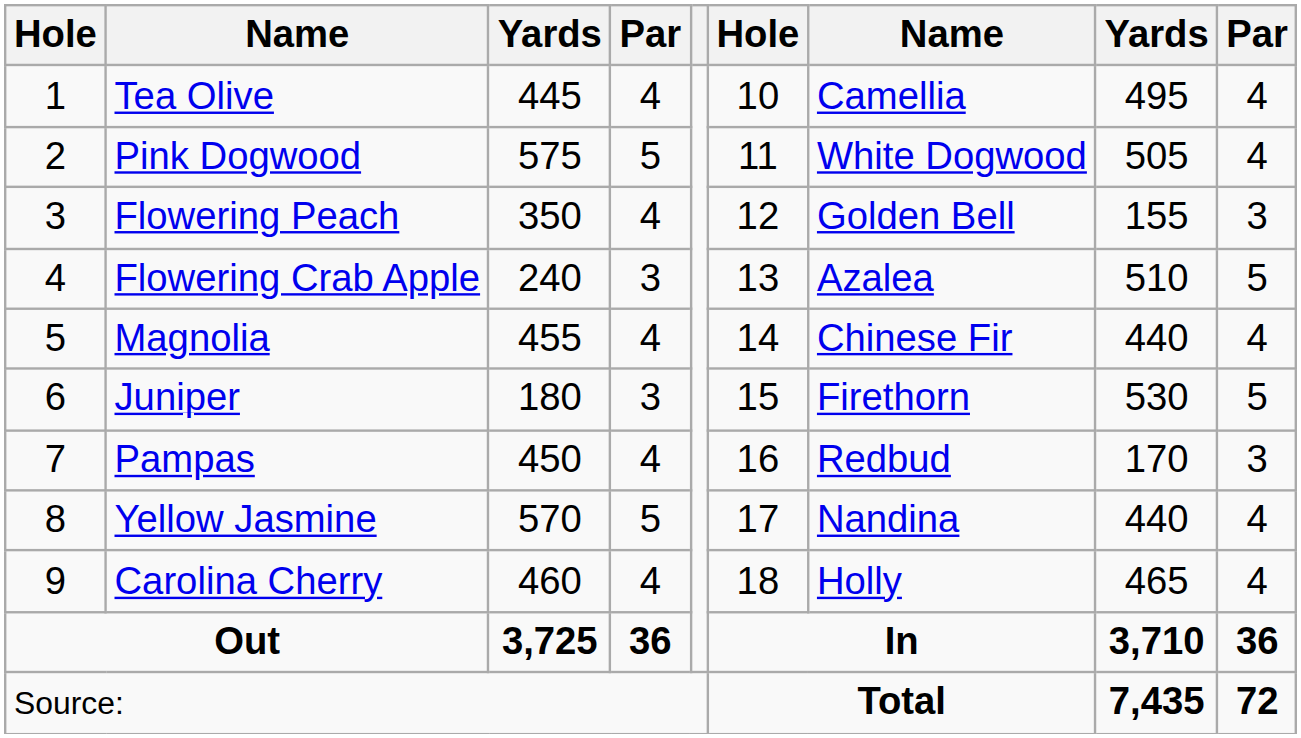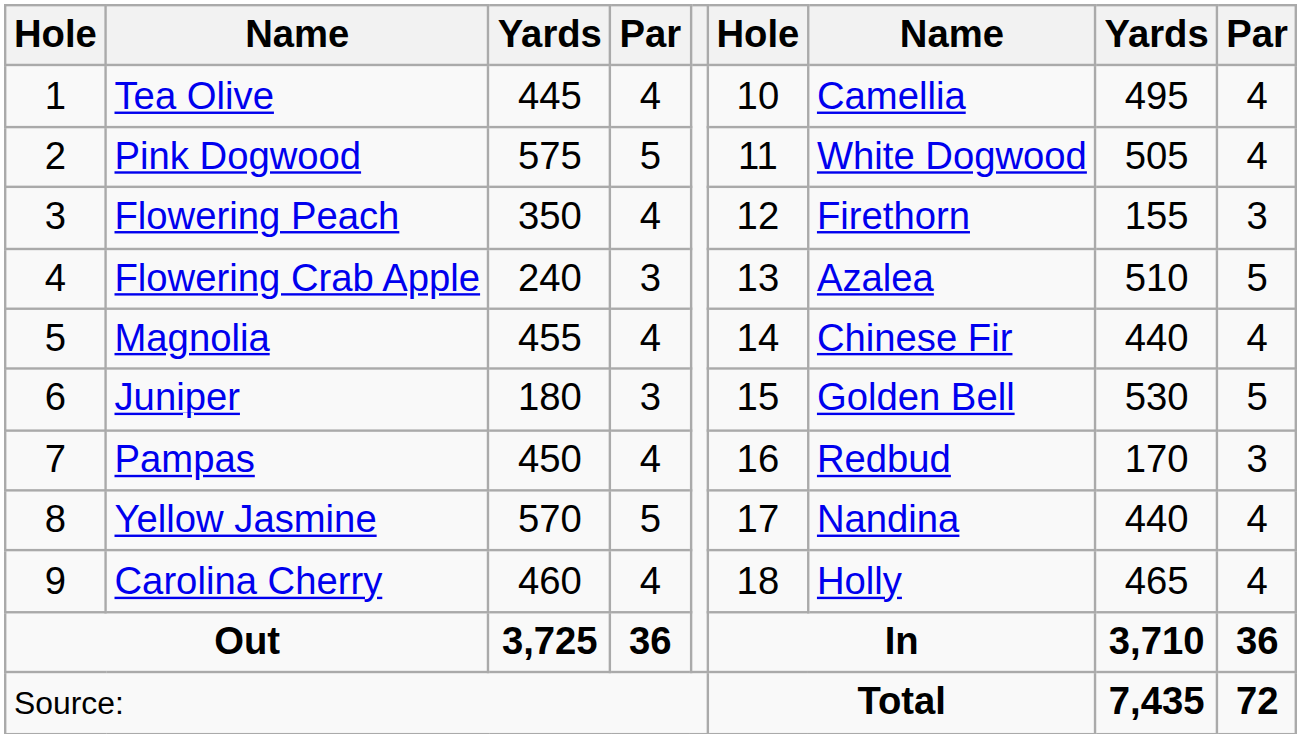(916, 216) Golden Bell -> (893, 216) Firethorn
(893, 398) Firethorn -> (916, 398) Golden Bell
